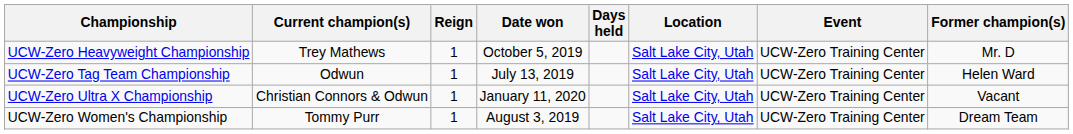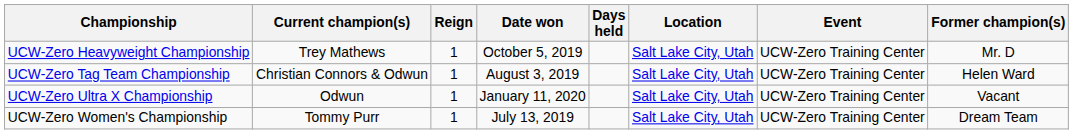(342, 74) Odwun -> (342, 74) Christian Connors & Odwun
(533, 74) July 13, 2019 -> (533, 74) August 3, 2019
(342, 96) Christian Connors & Odwun -> (342, 96) Odwun
(533, 118) August 3, 2019 -> (533, 118) July 13, 2019
